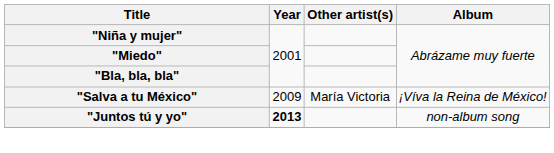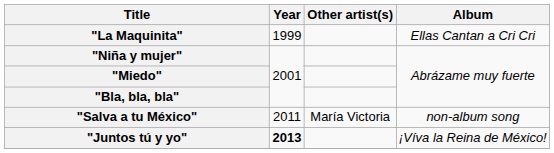+ row: (137, 35)
(287, 96) 2009 -> (287, 117) 2011
(473, 96) ¡Víva la Reina de México! -> (473, 117) non-album song
(473, 117) non-album song -> (473, 138) ¡Víva la Reina de México!
